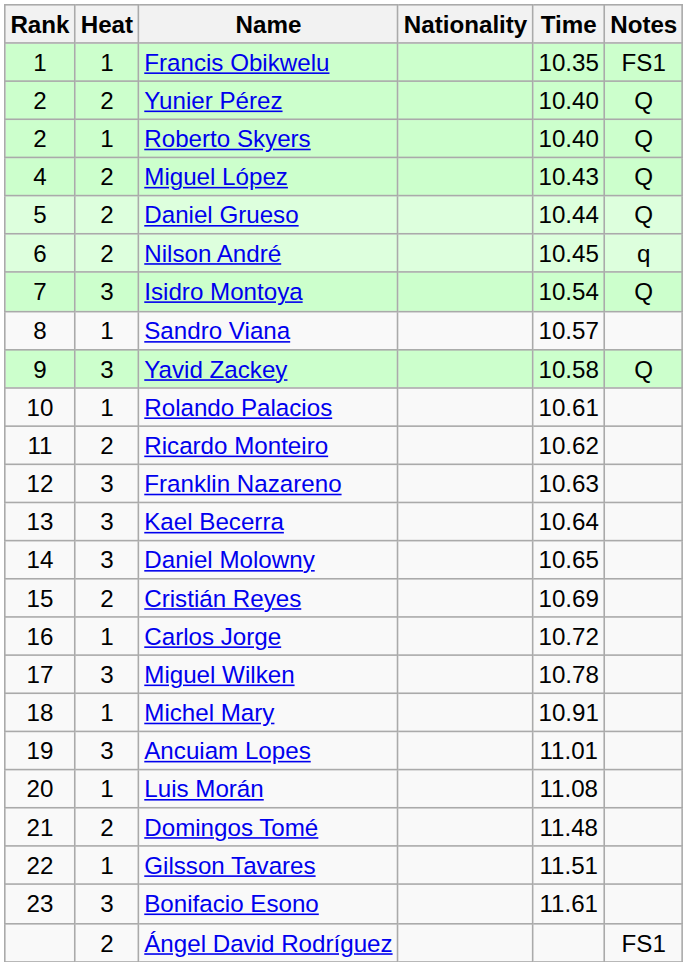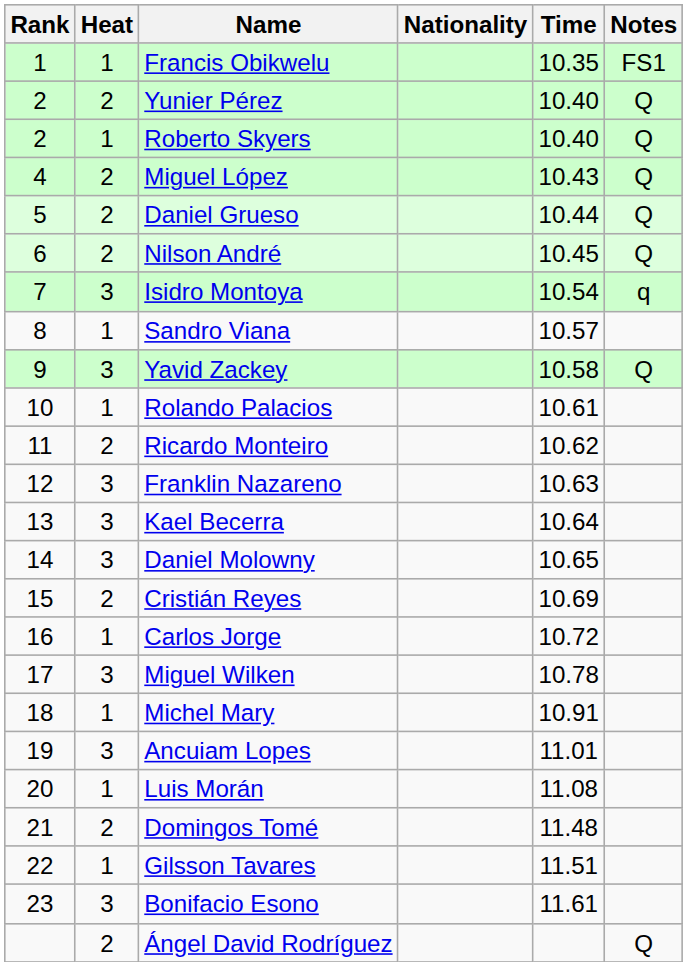(644, 254) q -> (644, 254) Q
(644, 292) Q -> (644, 292) q
(644, 942) FS1 -> (644, 942) Q
